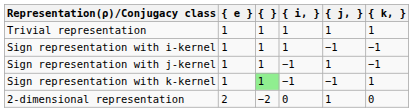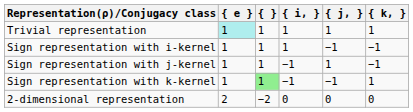(224, 30) no background -> (224, 30) paleturquoise background
(328, 99) 1 -> (328, 99) 0
